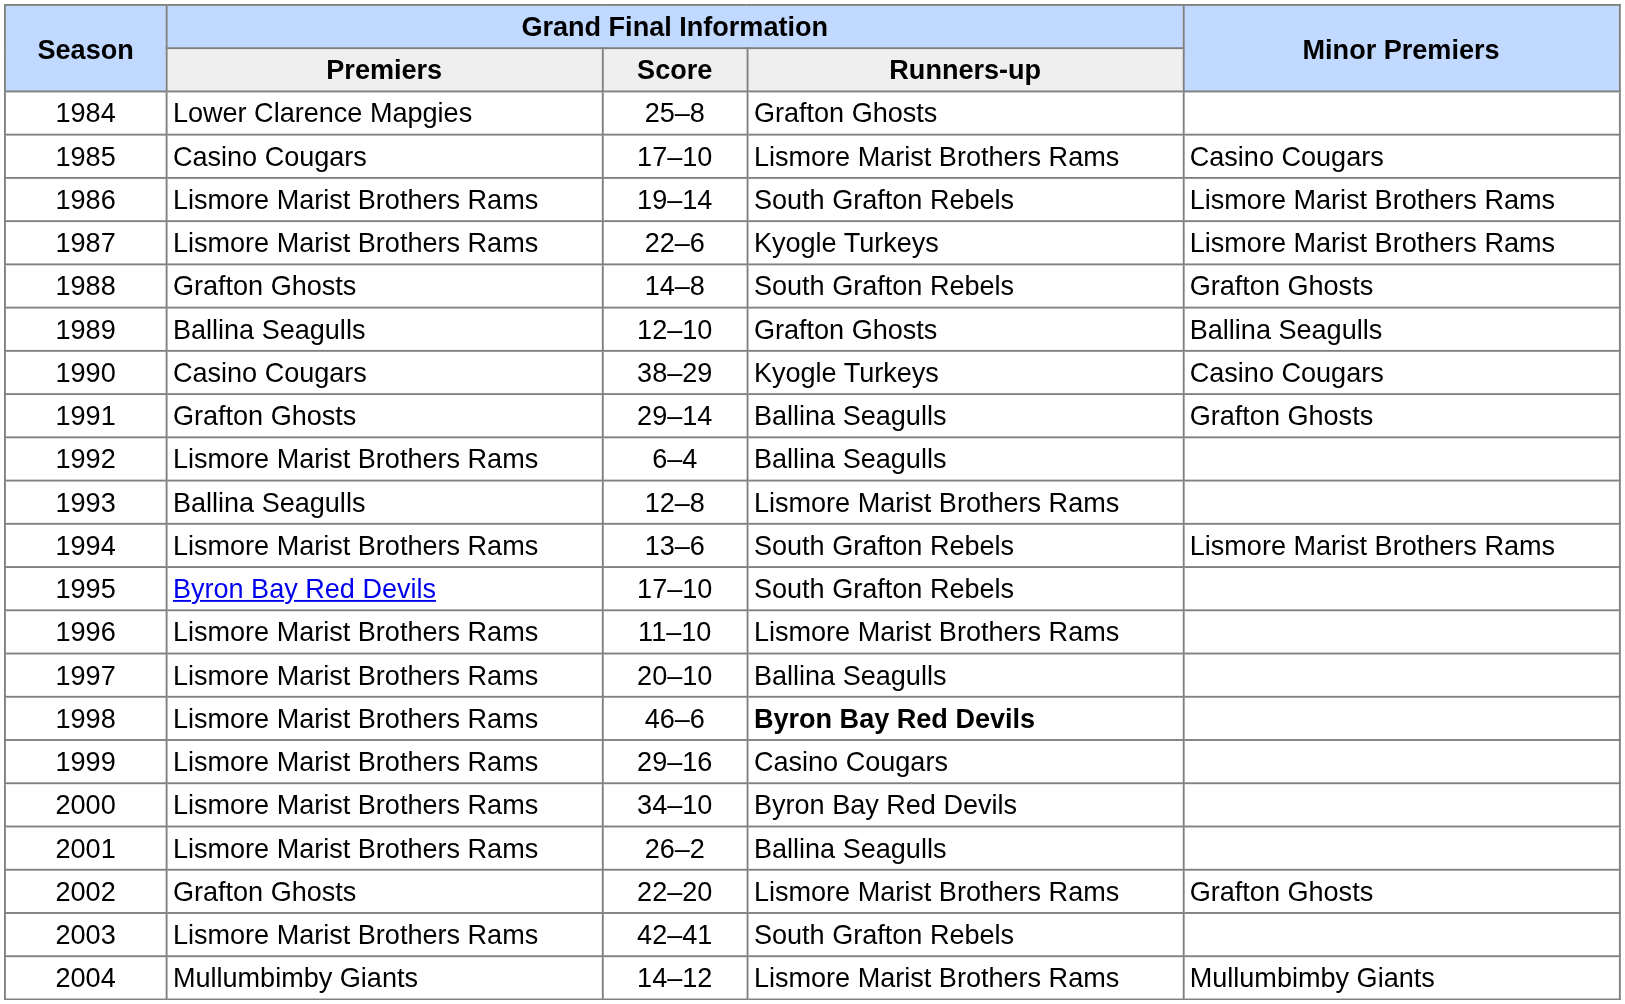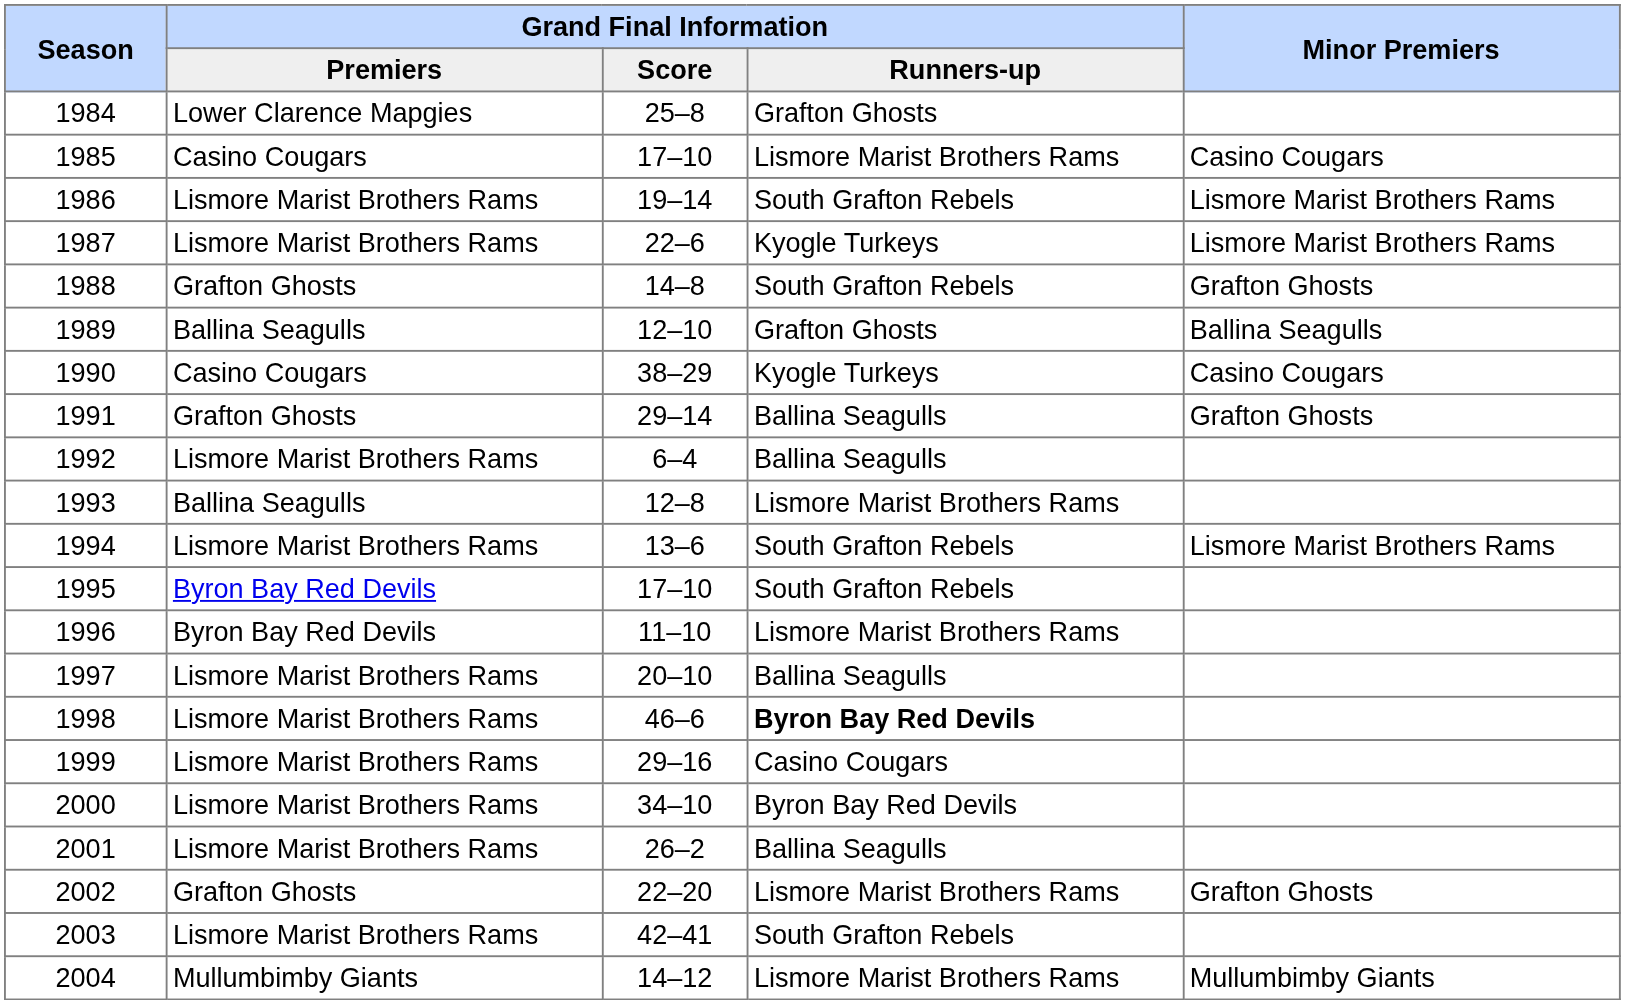(356, 632) Lismore Marist Brothers Rams -> (304, 632) Byron Bay Red Devils
